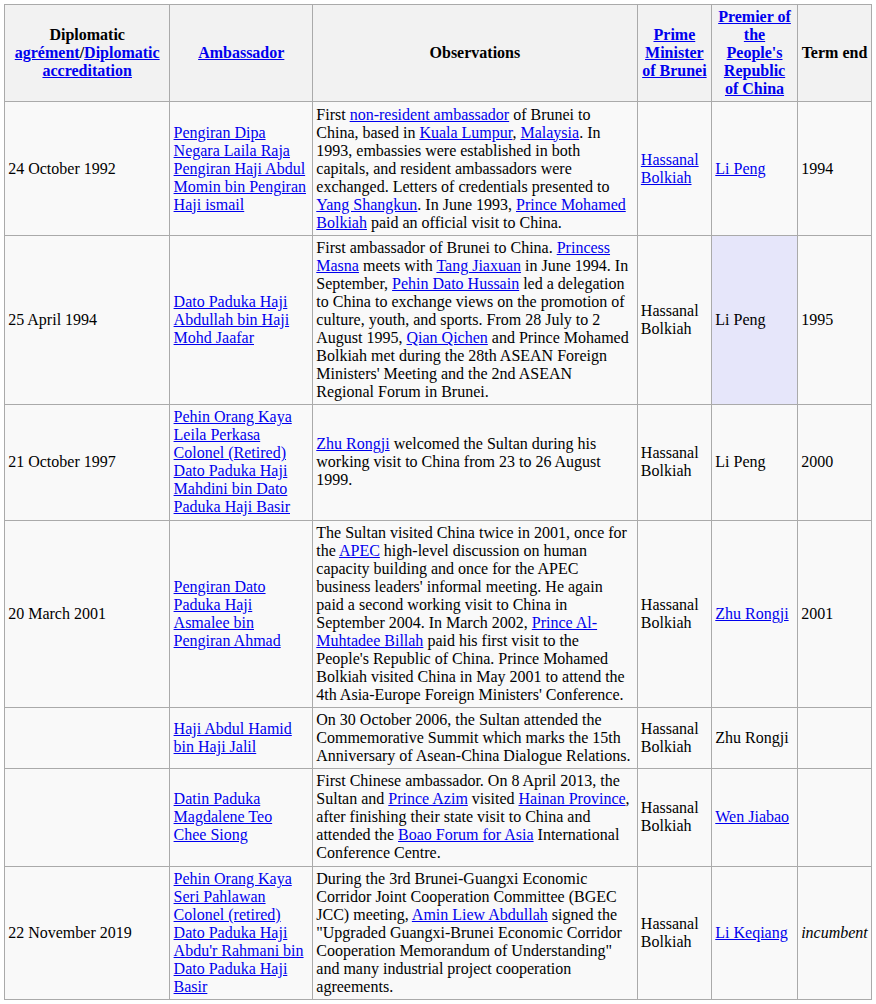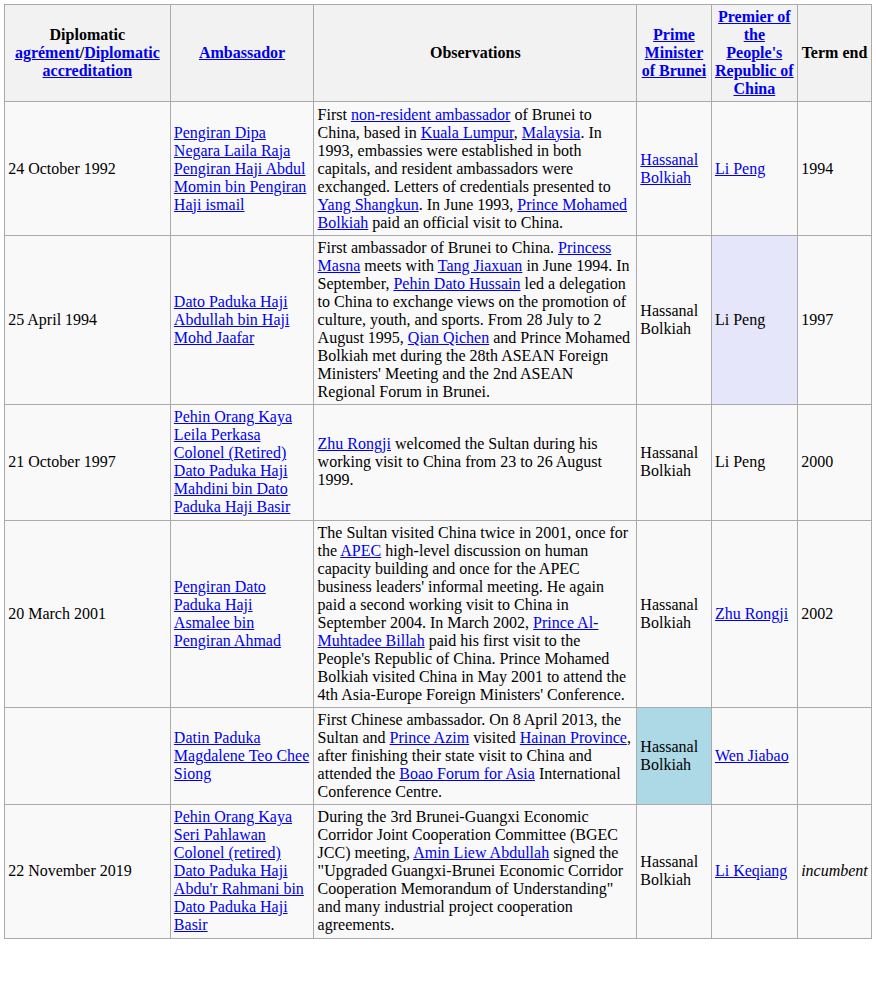(817, 319) 1995 -> (817, 319) 1997
(817, 613) 2001 -> (817, 613) 2002
- row: (233, 738)
(670, 817) no background -> (669, 756) lightblue background
